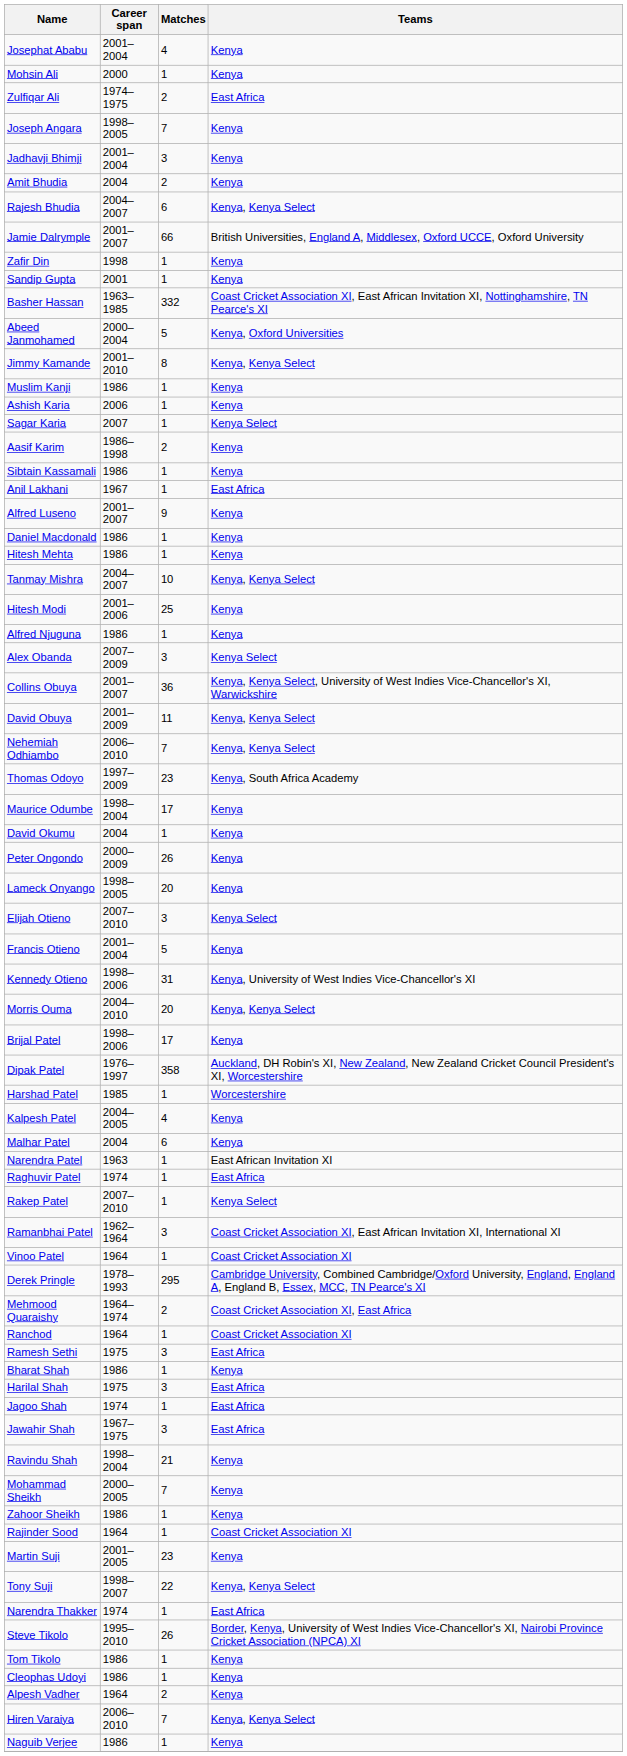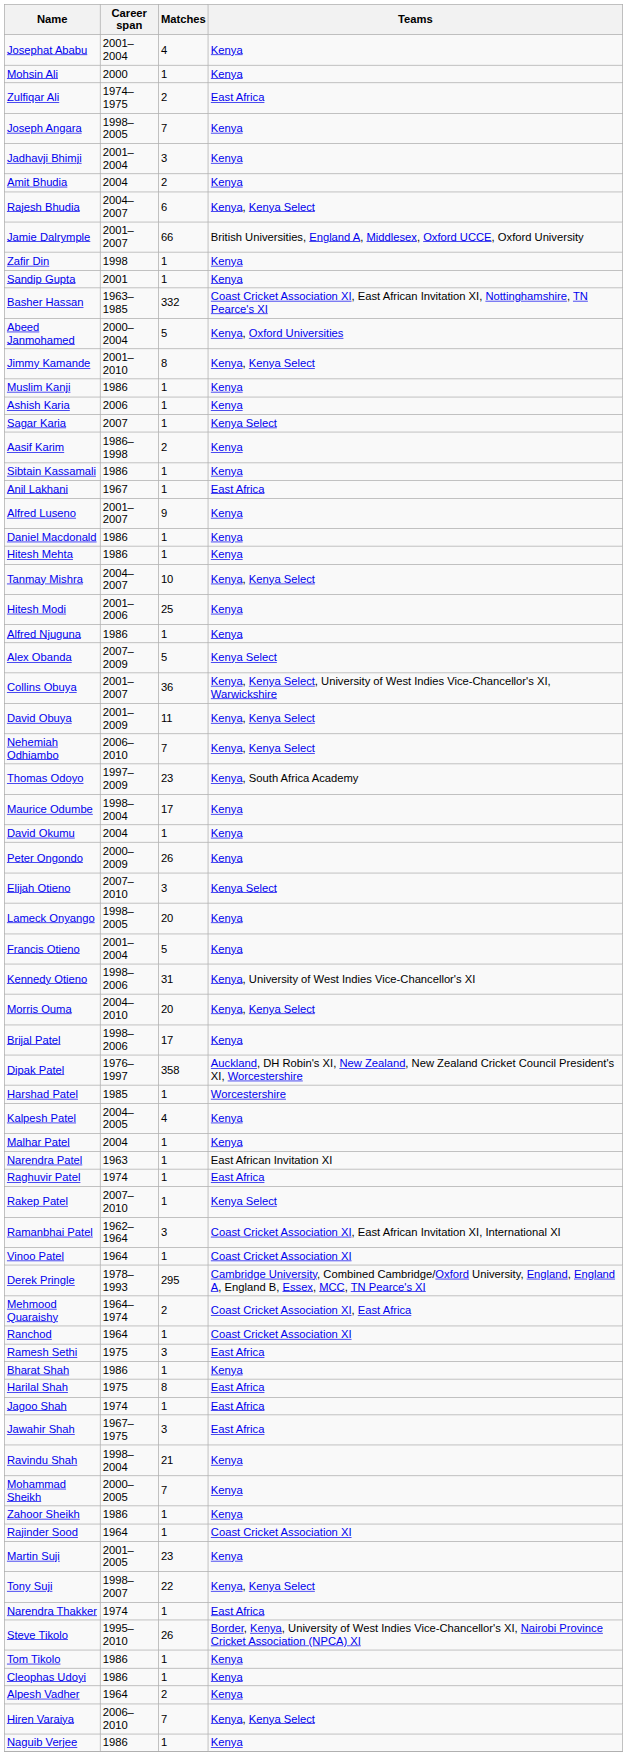(164, 657) 3 -> (164, 657) 5
rows swapped: (51, 888) <-> (39, 918)
(164, 1142) 6 -> (164, 1142) 1
(164, 1388) 3 -> (164, 1388) 8
